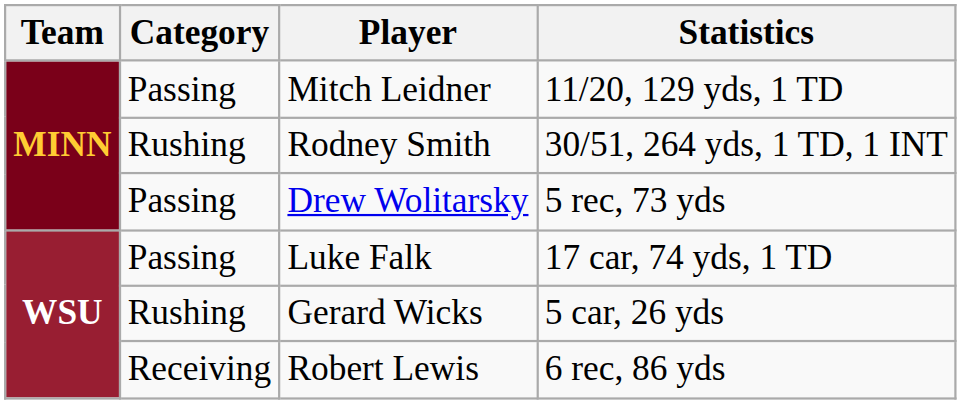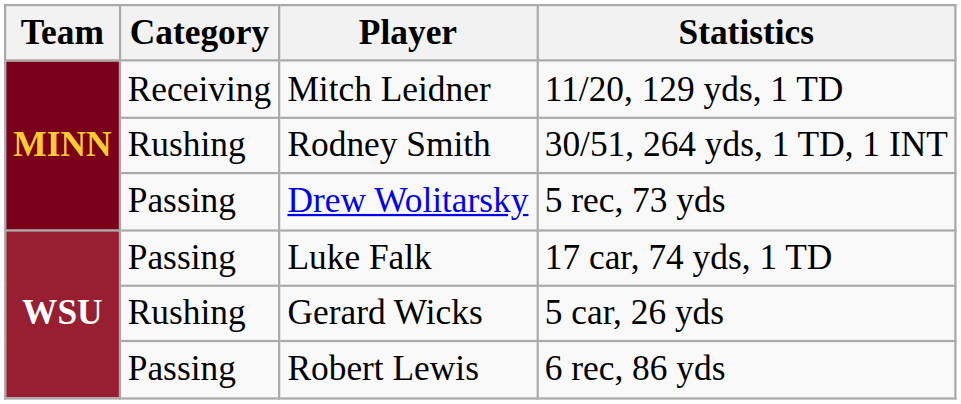(182, 88) Passing -> (199, 88) Receiving
(199, 369) Receiving -> (182, 369) Passing
